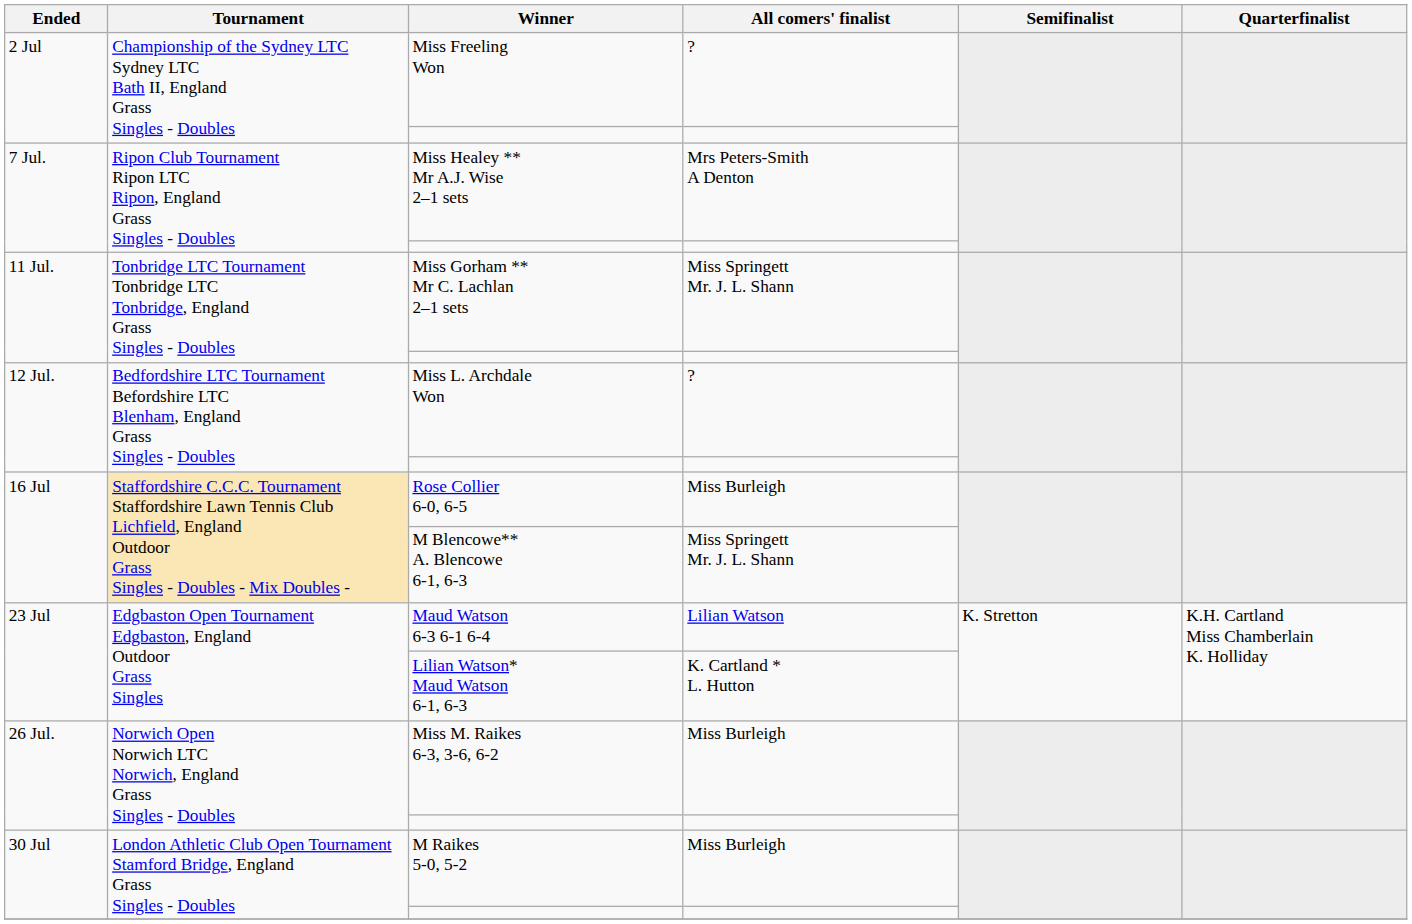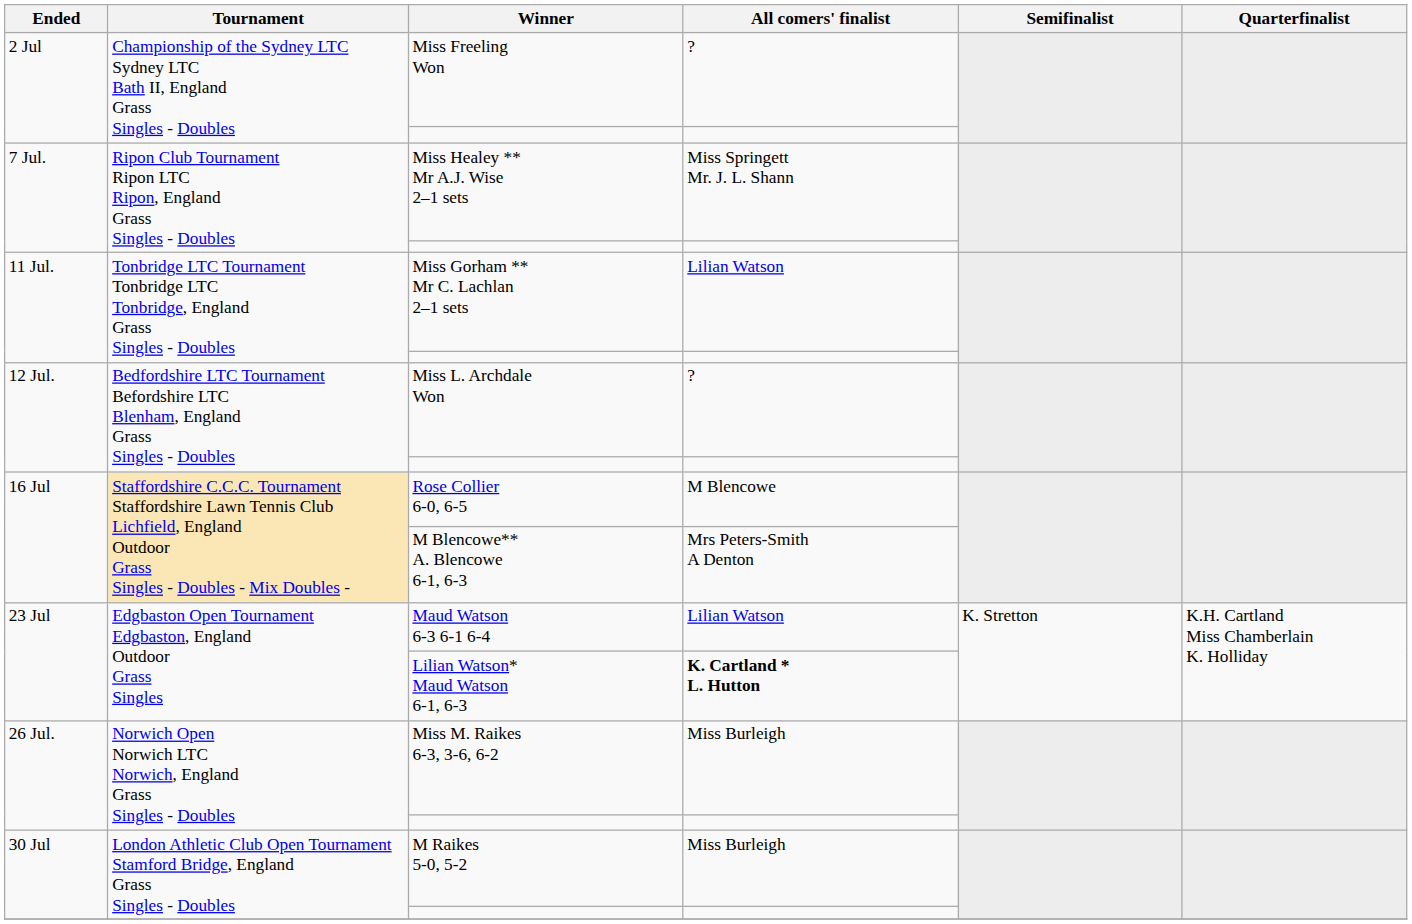(748, 166) Mrs Peters-Smith A Denton -> (741, 166) Miss Springett Mr. J. L. Shann
(741, 276) Miss Springett Mr. J. L. Shann -> (736, 266) Lilian Watson
(736, 485) Miss Burleigh -> (732, 485) M Blencowe
(741, 549) Miss Springett Mr. J. L. Shann -> (748, 549) Mrs Peters-Smith A Denton
(734, 675) normal -> (738, 675) bold
